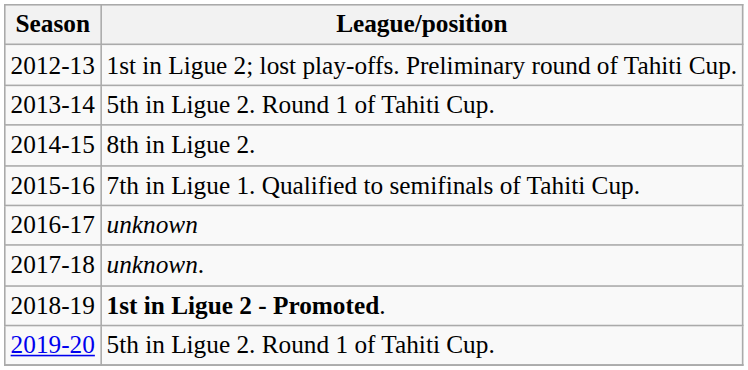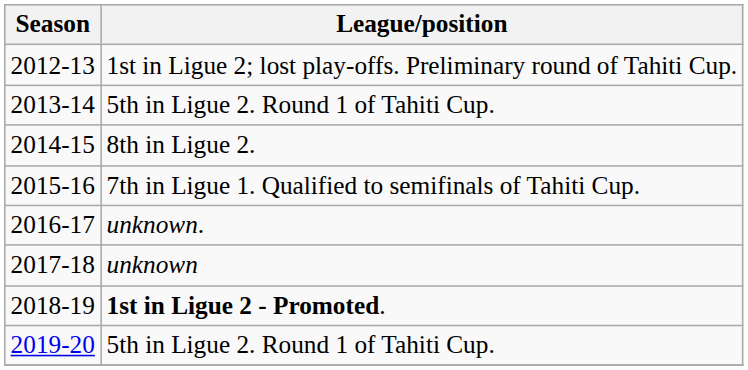(152, 225) unknown -> (155, 225) unknown.
(155, 265) unknown. -> (152, 265) unknown
